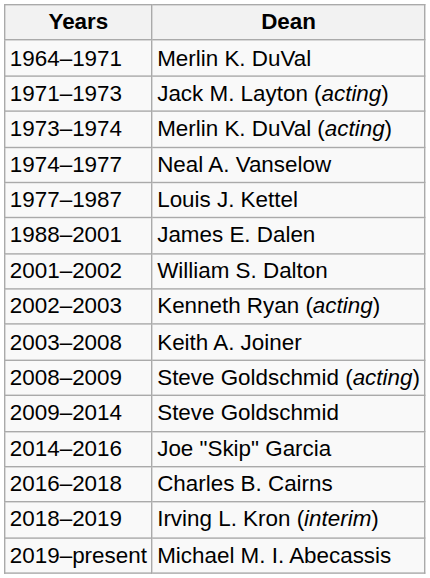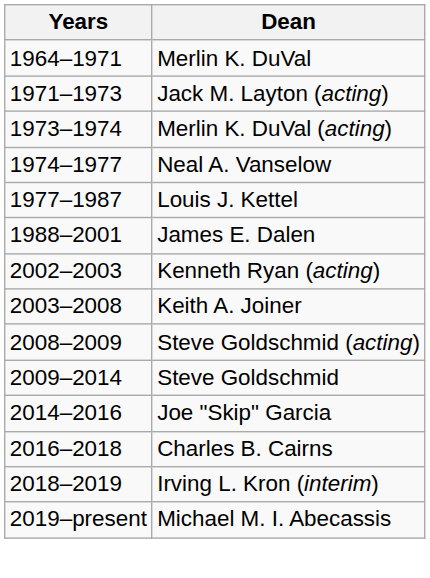- row: (242, 270)
